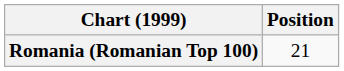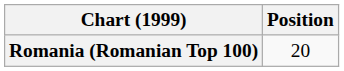(300, 50) 21 -> (300, 50) 20
